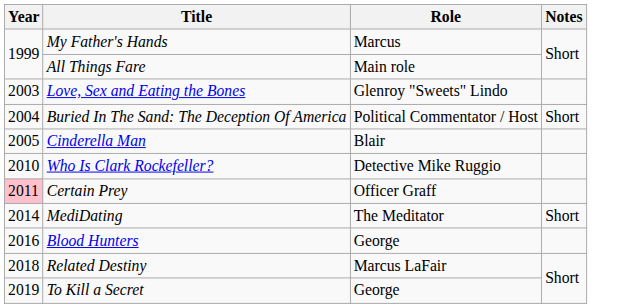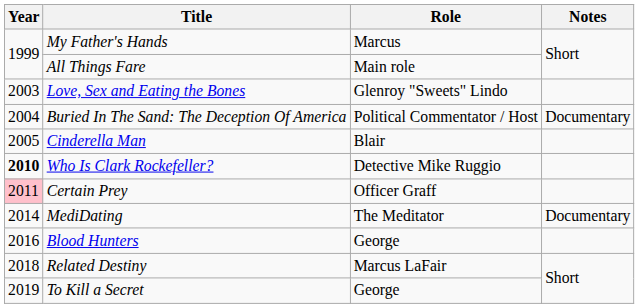(562, 116) Short -> (588, 116) Documentary
(24, 166) normal -> (24, 166) bold
(562, 215) Short -> (588, 215) Documentary
